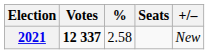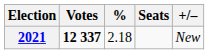(120, 37) 2.58 -> (120, 37) 2.18
